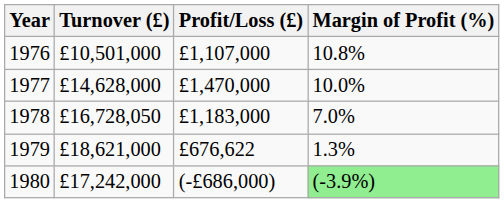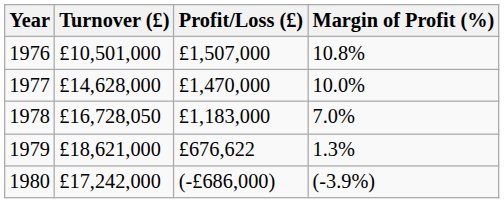(224, 52) £1,107,000 -> (224, 52) £1,507,000
(344, 181) lightgreen background -> (344, 181) no background
